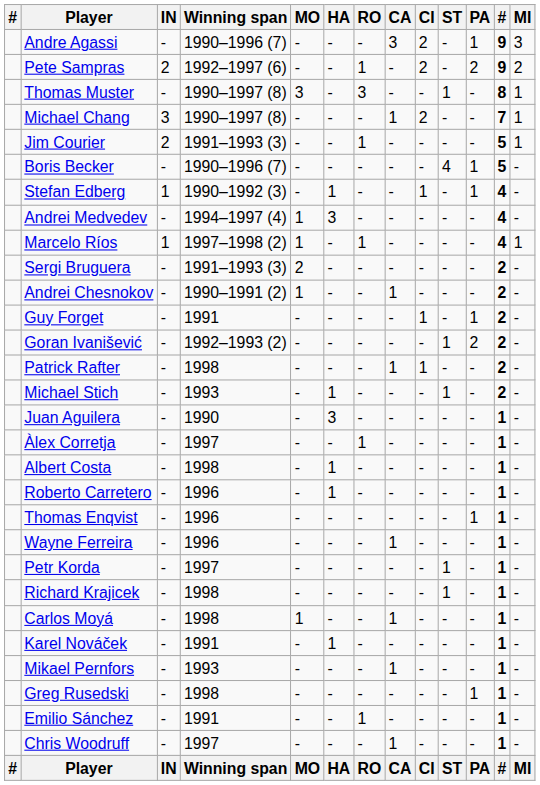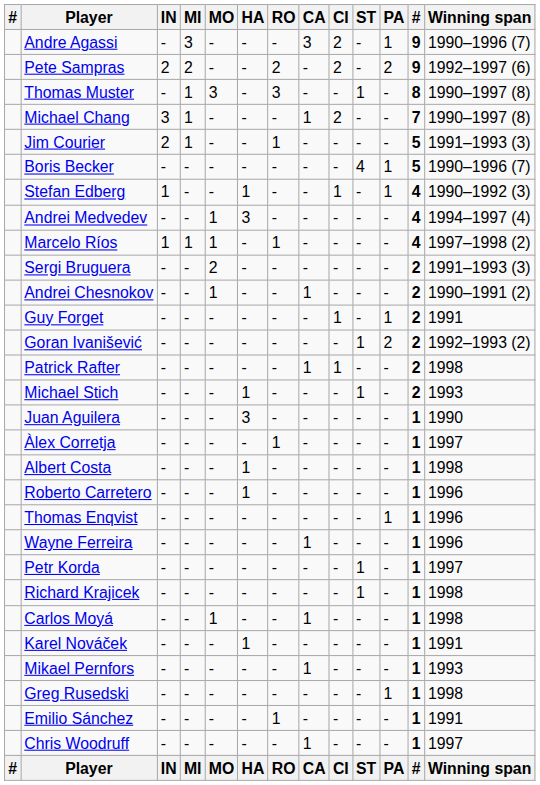columns swapped: (523, 17) <-> (236, 17)
(362, 67) 1 -> (276, 67) 2
